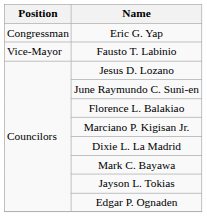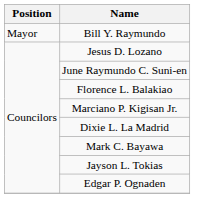- row: (137, 33)
+ row: (125, 33)
- row: (137, 51)
